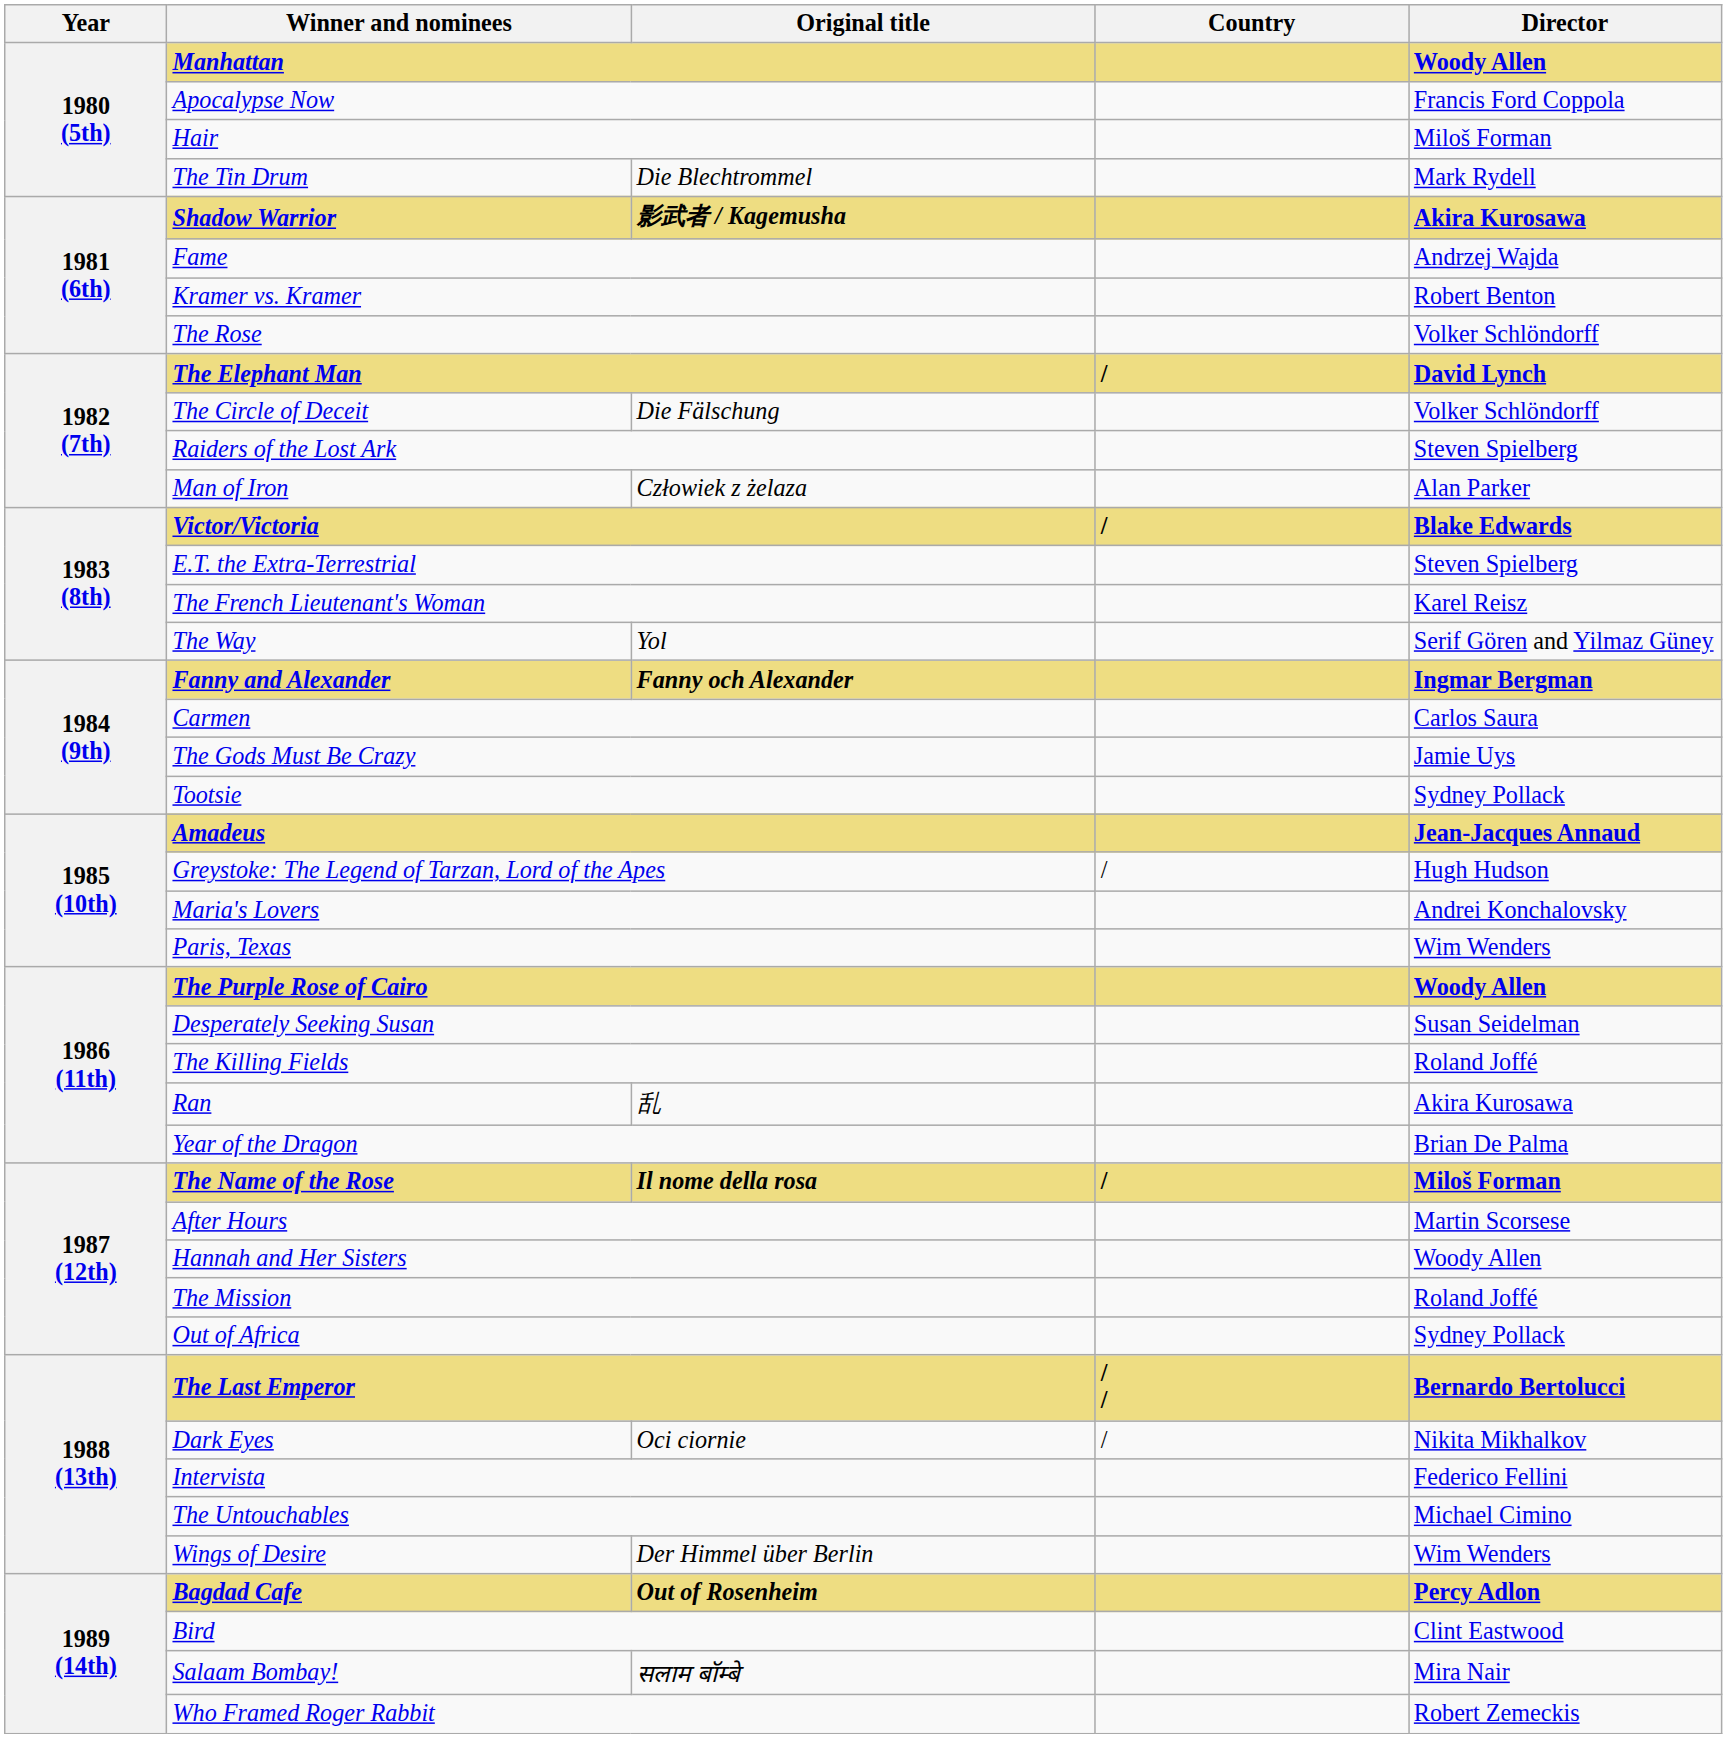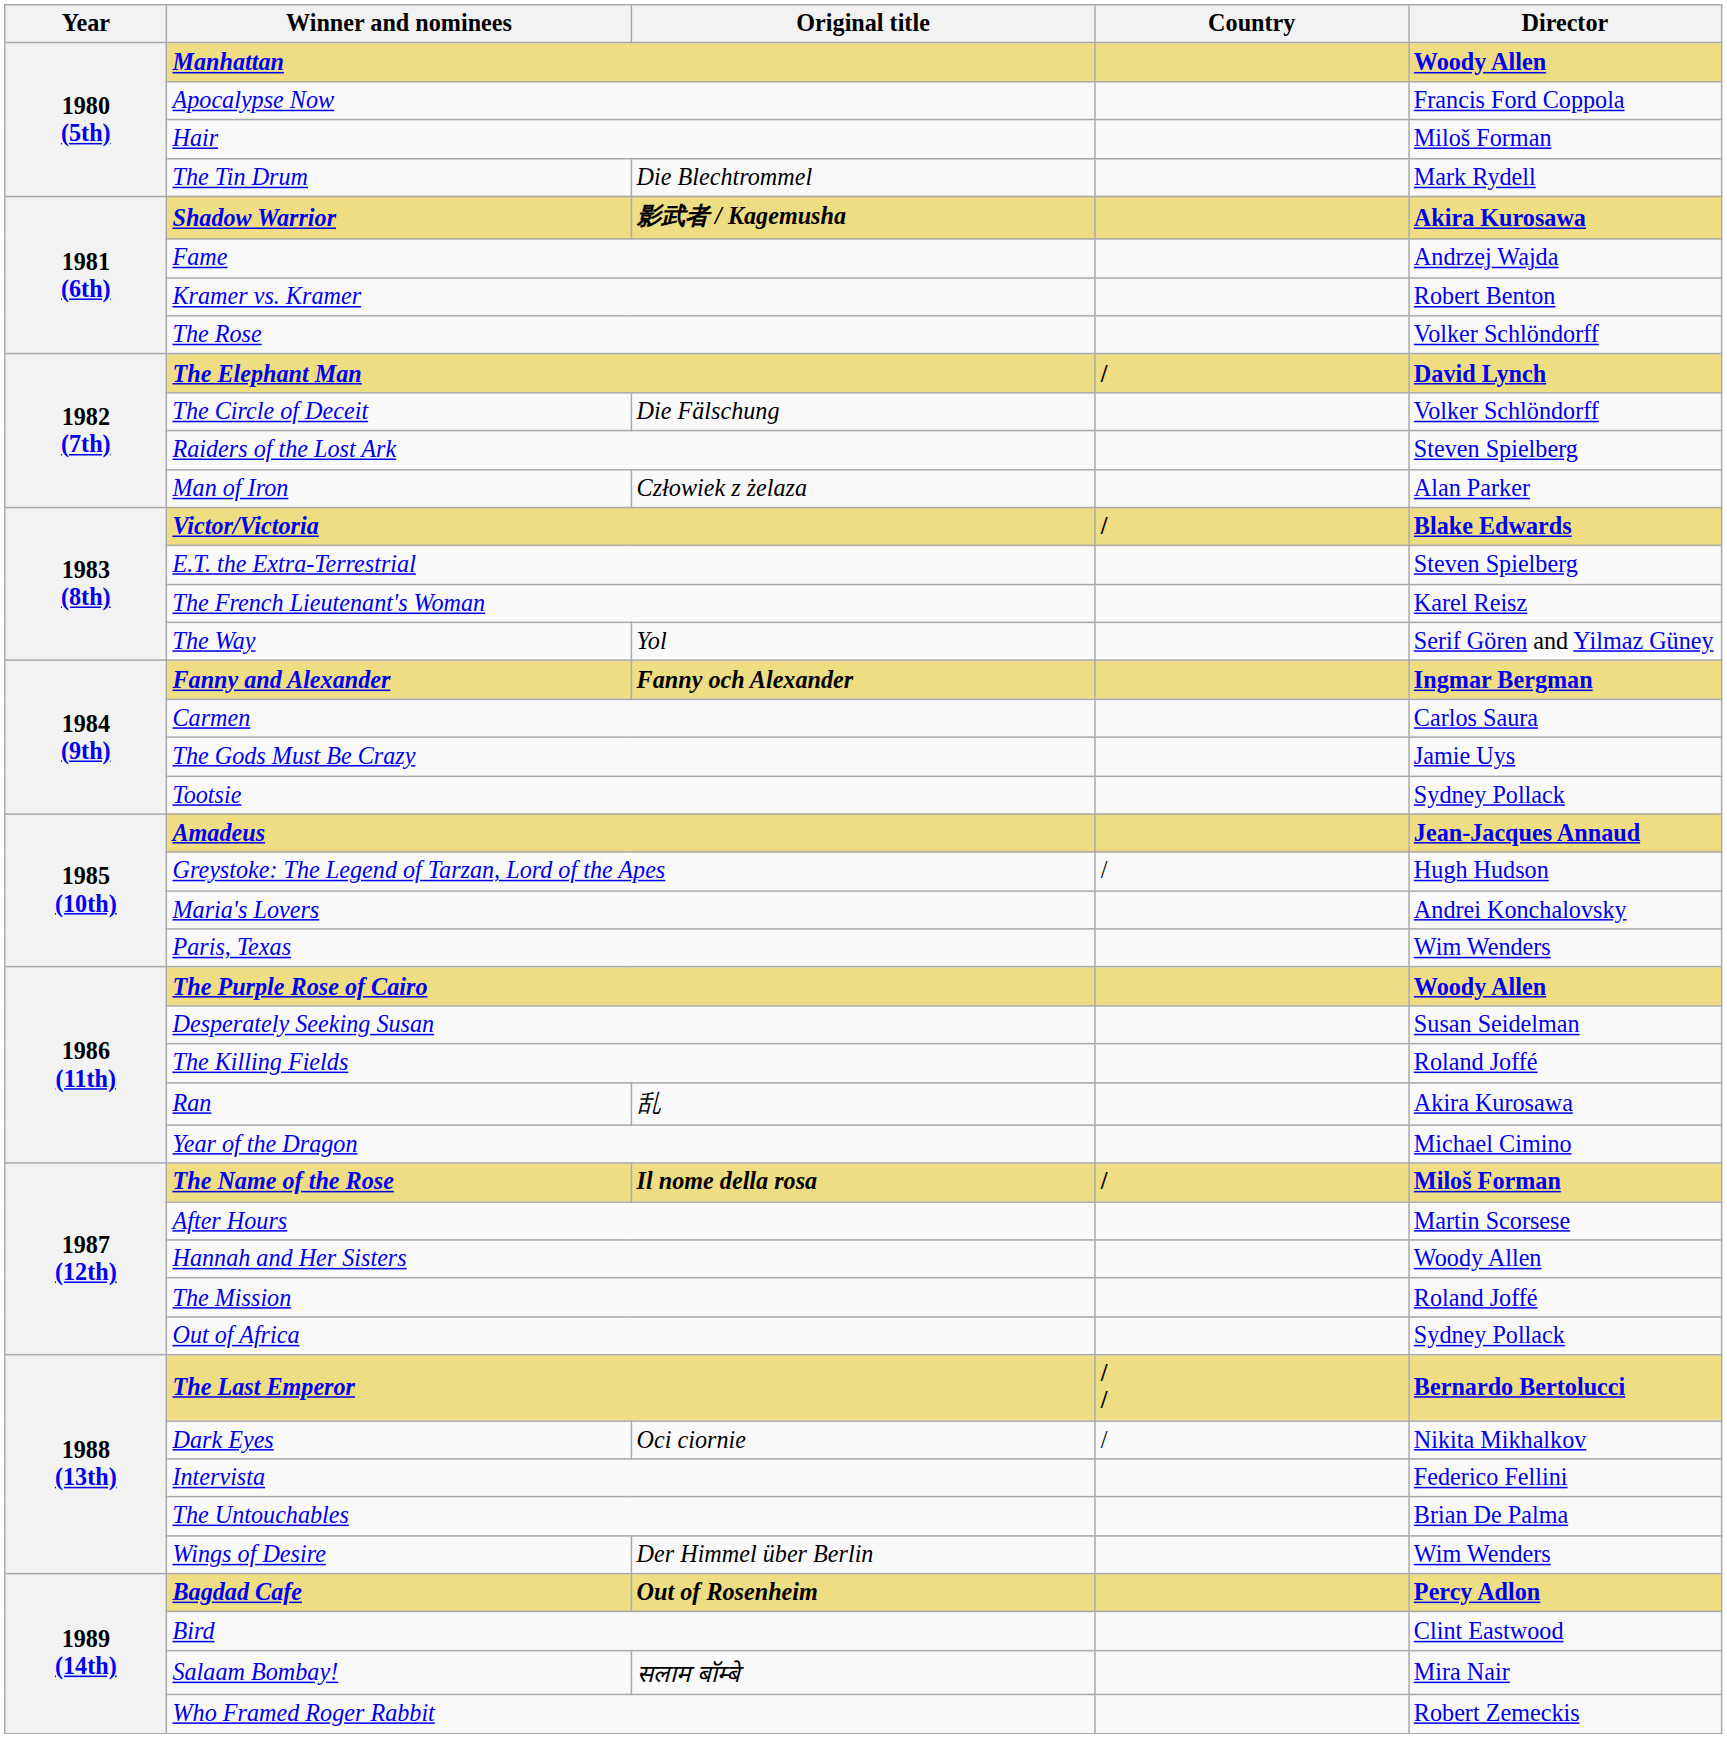(1491, 1143) Brian De Palma -> (1493, 1143) Michael Cimino
(1493, 1515) Michael Cimino -> (1491, 1515) Brian De Palma
